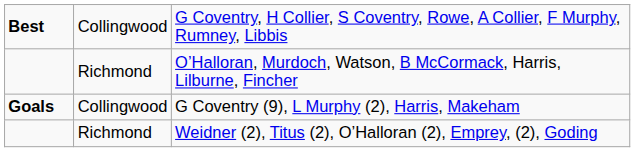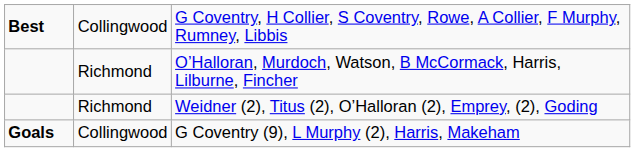rows swapped: (347, 106) <-> (386, 133)
